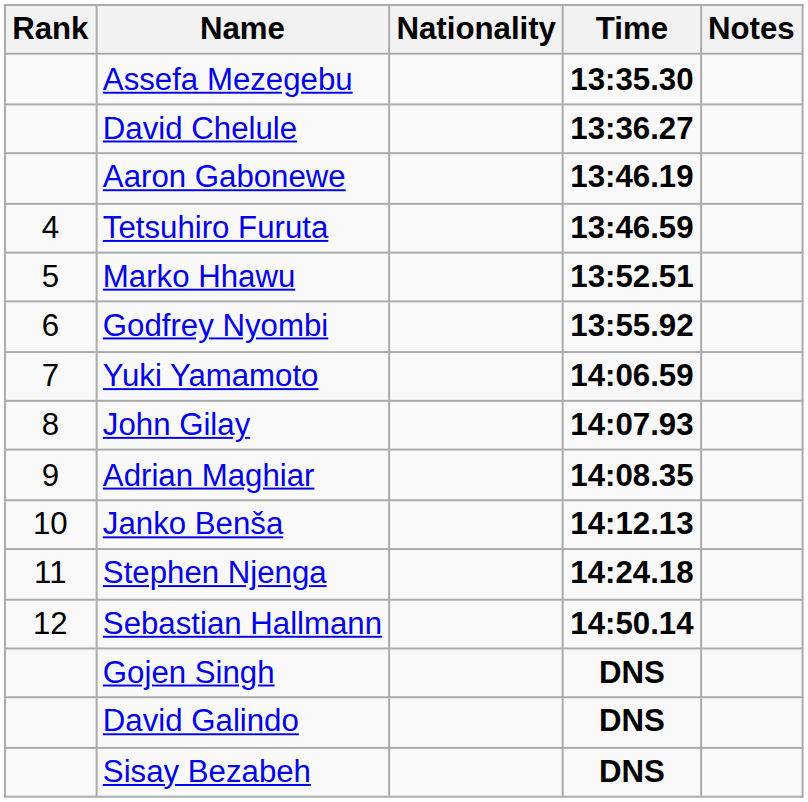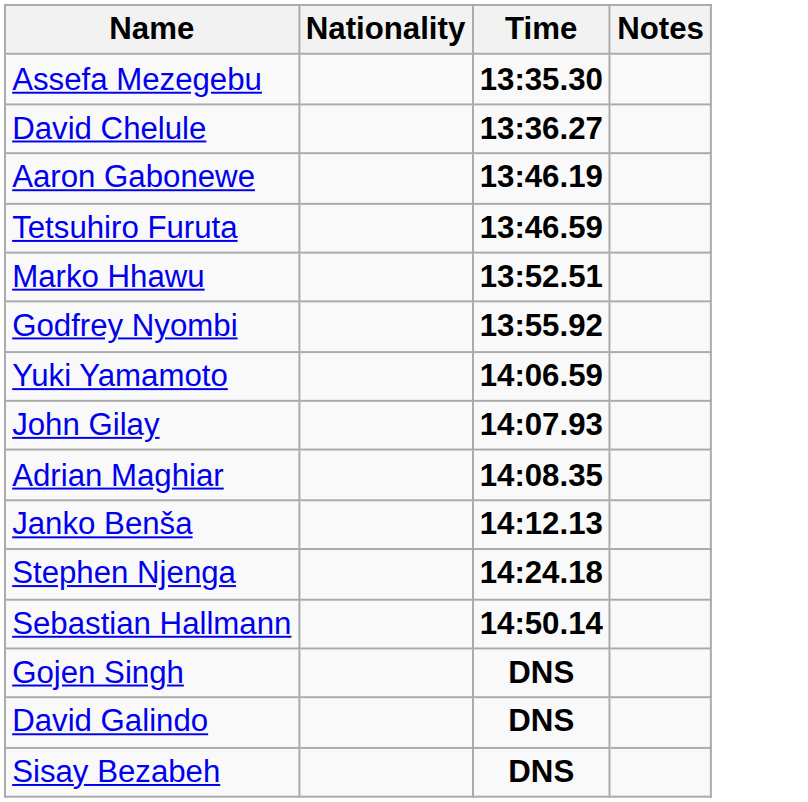- column: (50, 29)
